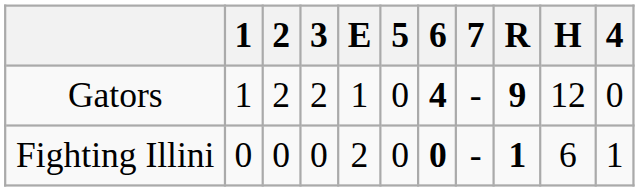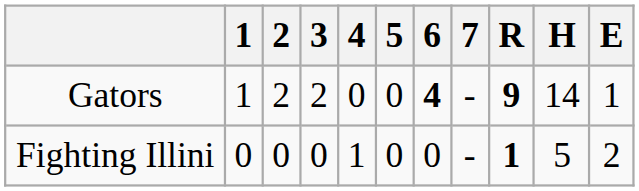columns swapped: (615, 34) <-> (360, 34)
(568, 94) 12 -> (562, 94) 14
(438, 154) bold -> (432, 154) normal
(568, 154) 6 -> (562, 154) 5
